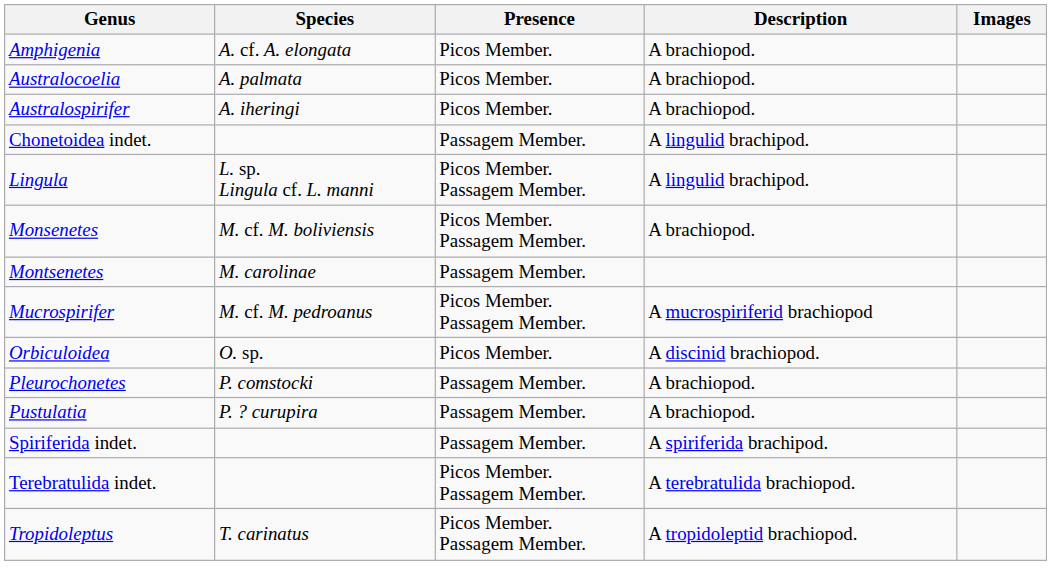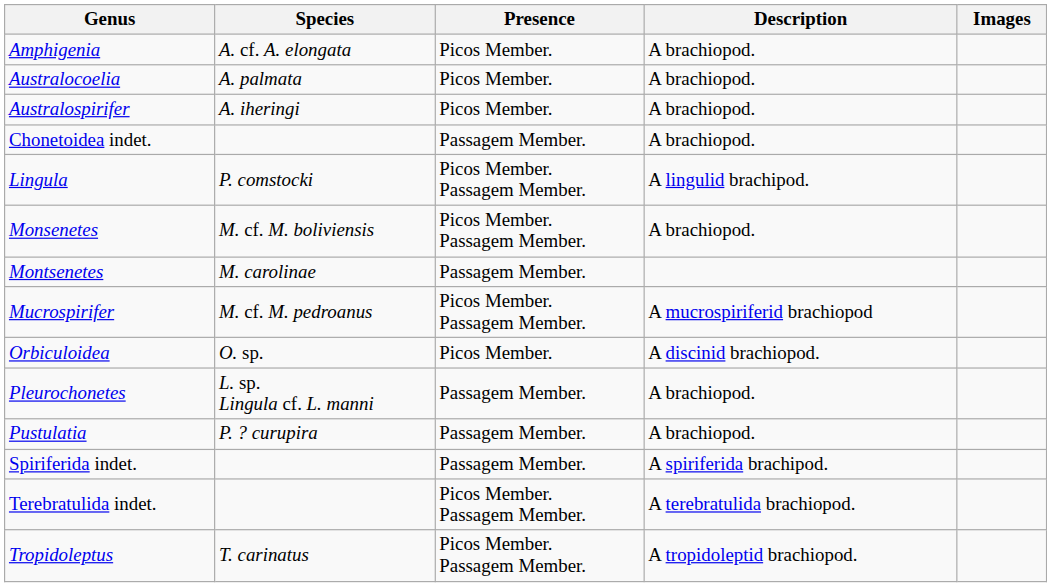(729, 139) A lingulid brachipod. -> (702, 139) A brachiopod.
(296, 179) L. sp. Lingula cf. L. manni -> (266, 179) P. comstocki
(266, 382) P. comstocki -> (296, 393) L. sp. Lingula cf. L. manni
